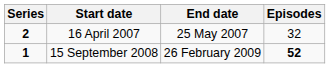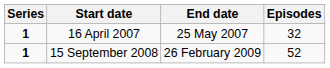(26, 33) 2 -> (26, 33) 1
(294, 53) bold -> (294, 53) normal
